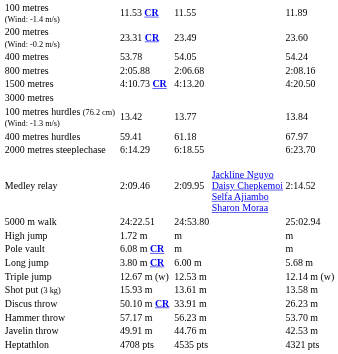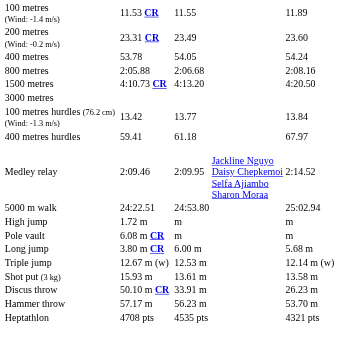- row: (55, 150)
- row: (32, 331)
